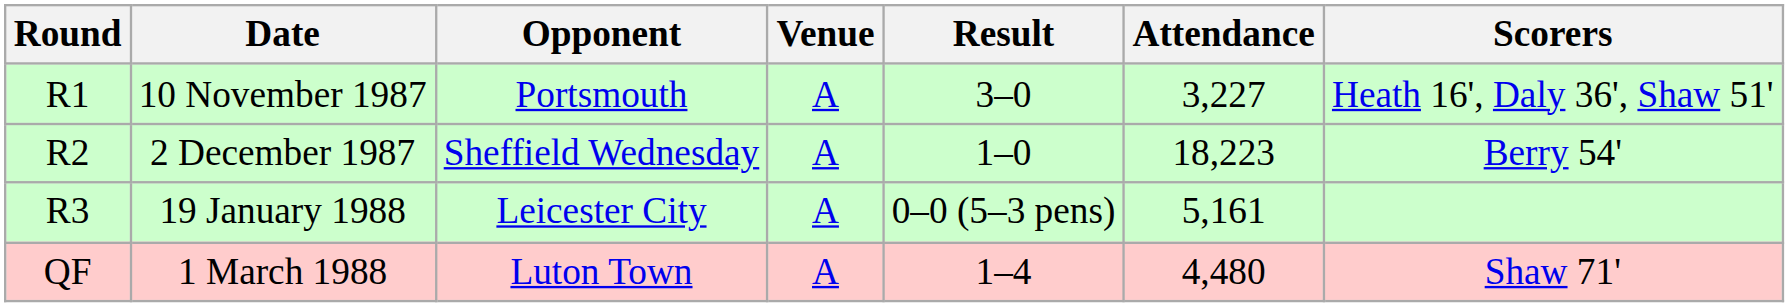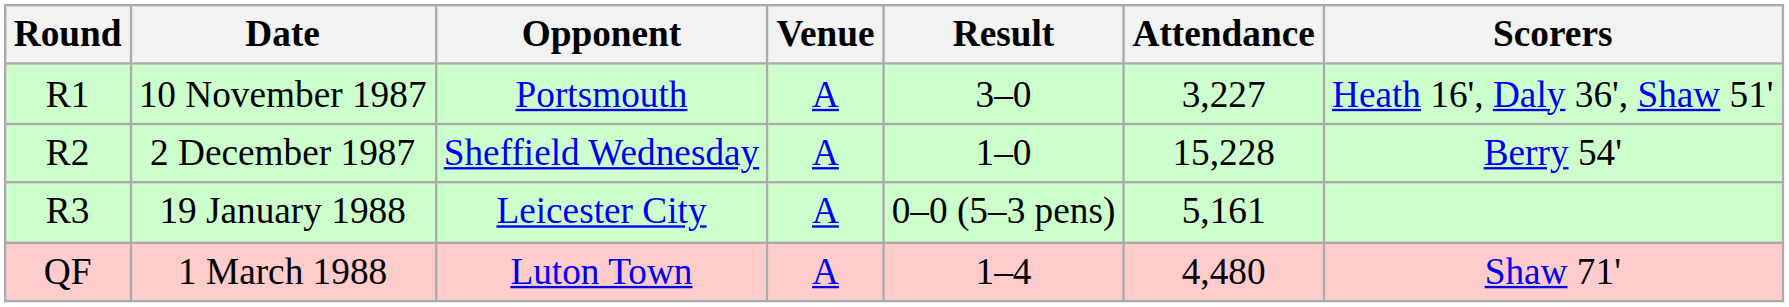(1224, 152) 18,223 -> (1224, 152) 15,228
